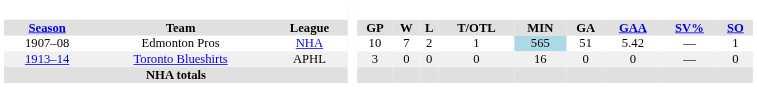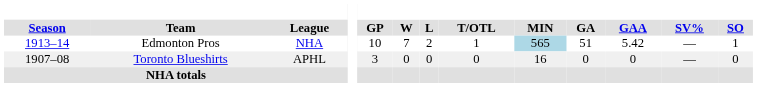(47, 43) 1907–08 -> (47, 43) 1913–14
(47, 59) 1913–14 -> (47, 59) 1907–08
